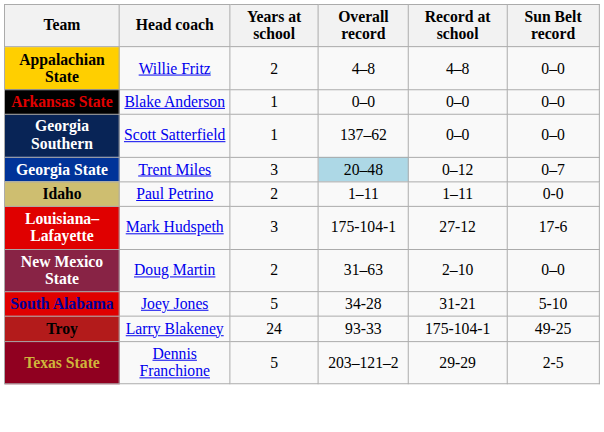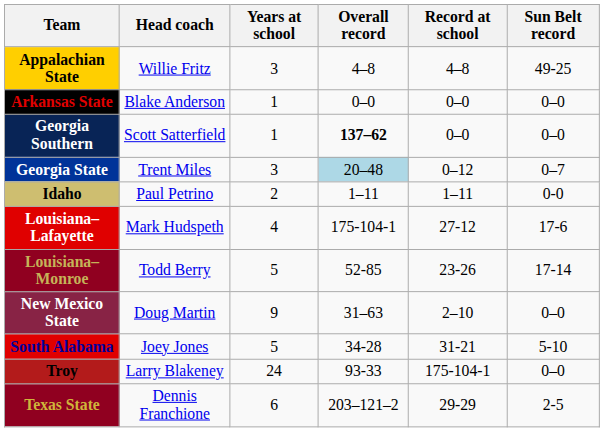(274, 68) 2 -> (274, 68) 3
(553, 68) 0–0 -> (553, 68) 49-25
(363, 135) normal -> (363, 135) bold
(274, 227) 3 -> (274, 227) 4
+ row: (62, 270)
(274, 270) 2 -> (274, 312) 9
(553, 328) 49-25 -> (553, 371) 0–0
(274, 362) 5 -> (274, 405) 6
